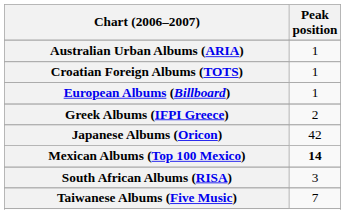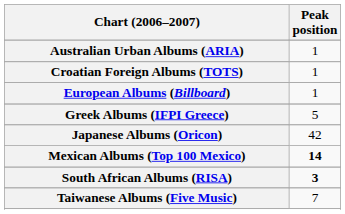(315, 114) 2 -> (315, 114) 5
(315, 177) normal -> (315, 177) bold
